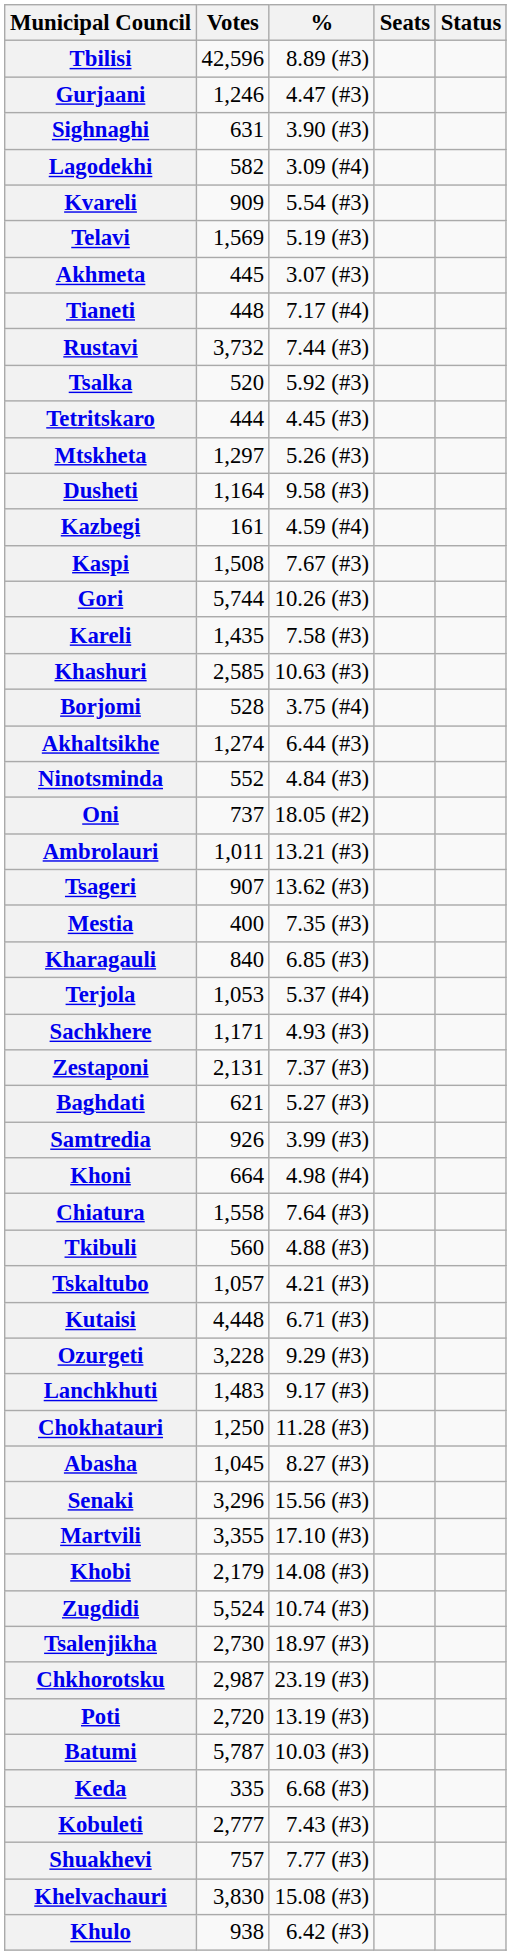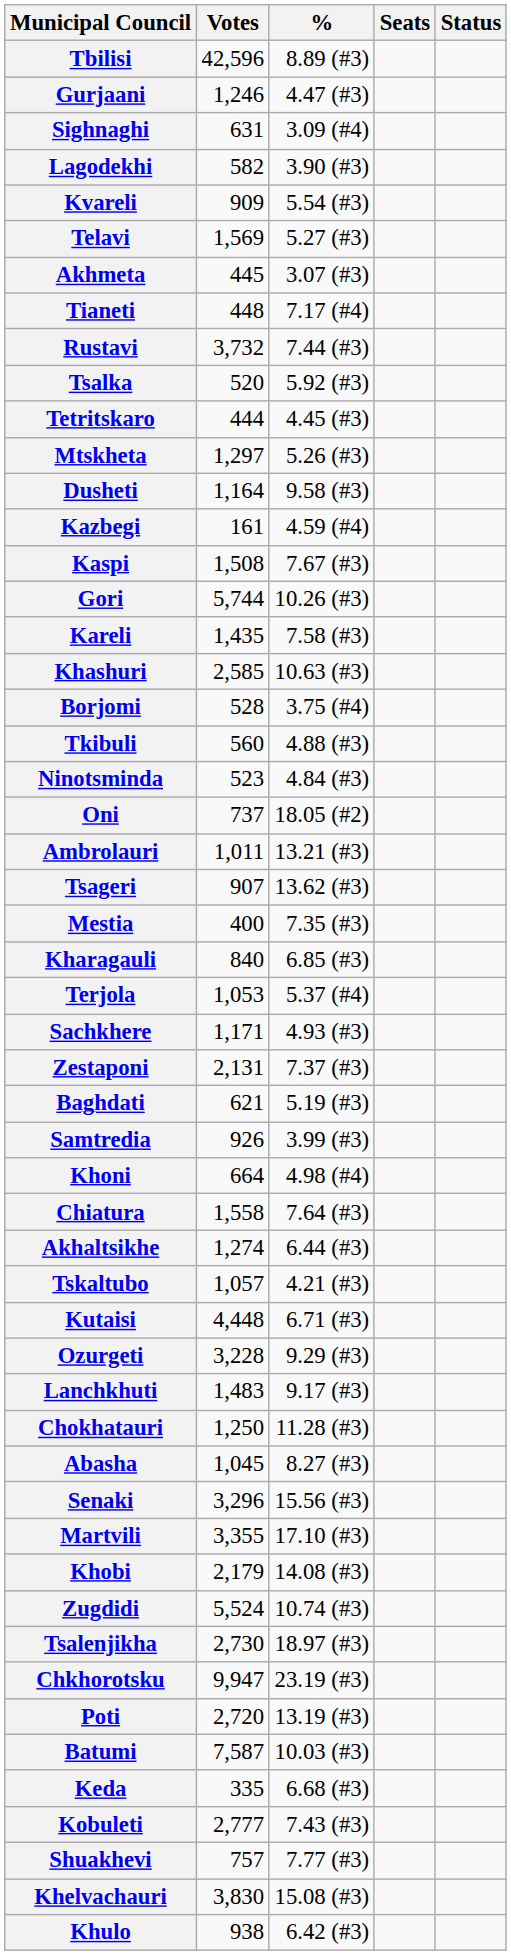(328, 130) 3.90 (#3) -> (328, 130) 3.09 (#4)
(328, 166) 3.09 (#4) -> (328, 166) 3.90 (#3)
(328, 238) 5.19 (#3) -> (328, 238) 5.27 (#3)
rows swapped: (101, 743) <-> (101, 1247)
(247, 779) 552 -> (247, 779) 523
(328, 1103) 5.27 (#3) -> (328, 1103) 5.19 (#3)
(238, 1680) 2,987 -> (238, 1680) 9,947
(238, 1752) 5,787 -> (238, 1752) 7,587
